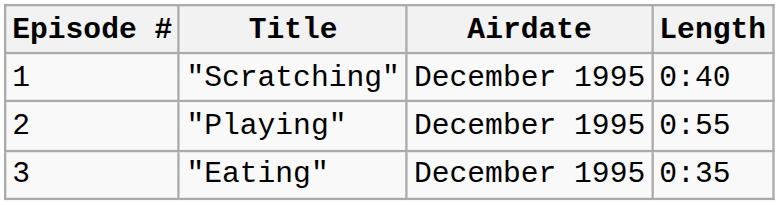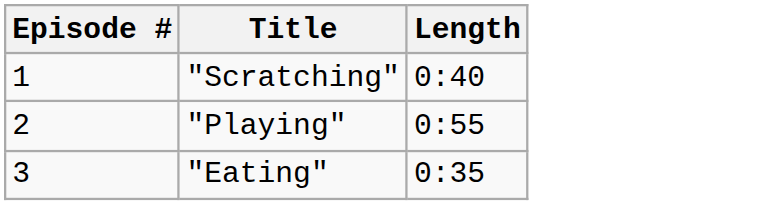- column: (530, 29)
